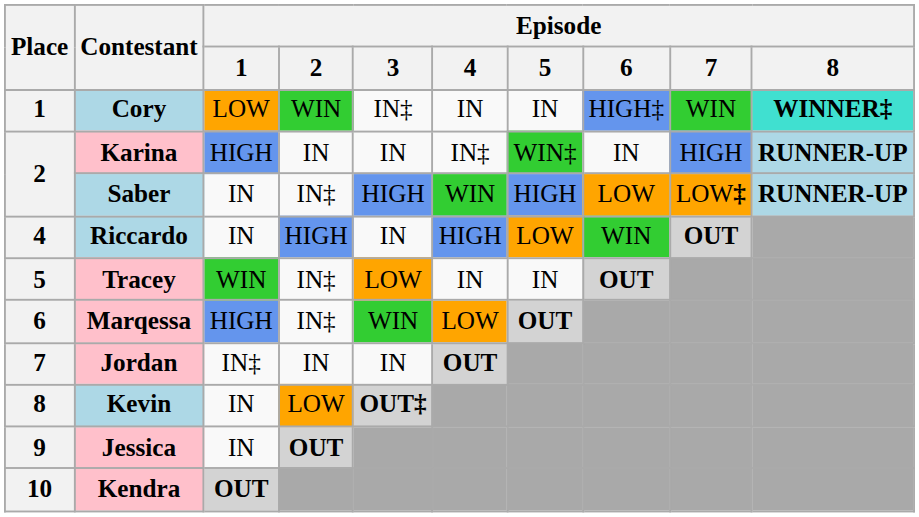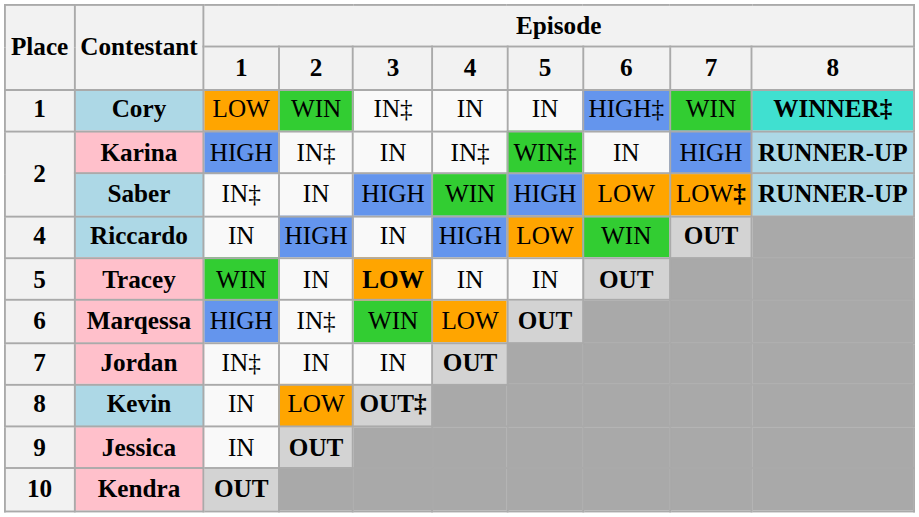(316, 152) IN -> (316, 152) IN‡
(241, 194) IN -> (241, 194) IN‡
(316, 194) IN‡ -> (316, 194) IN
(316, 278) IN‡ -> (316, 278) IN
(393, 278) normal -> (393, 278) bold
